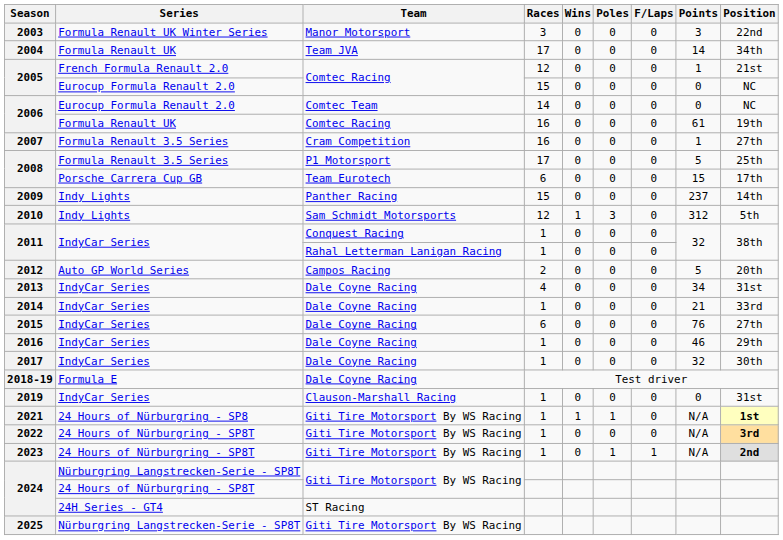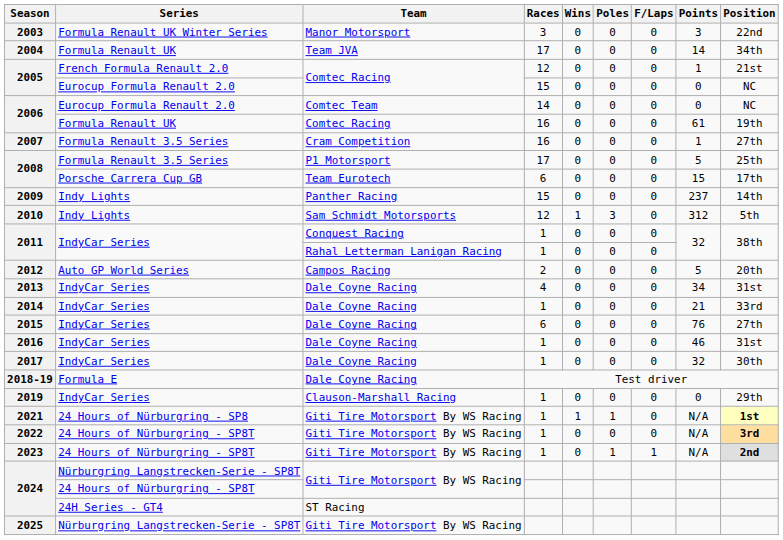(749, 342) 29th -> (749, 342) 31st
(749, 397) 31st -> (749, 397) 29th
